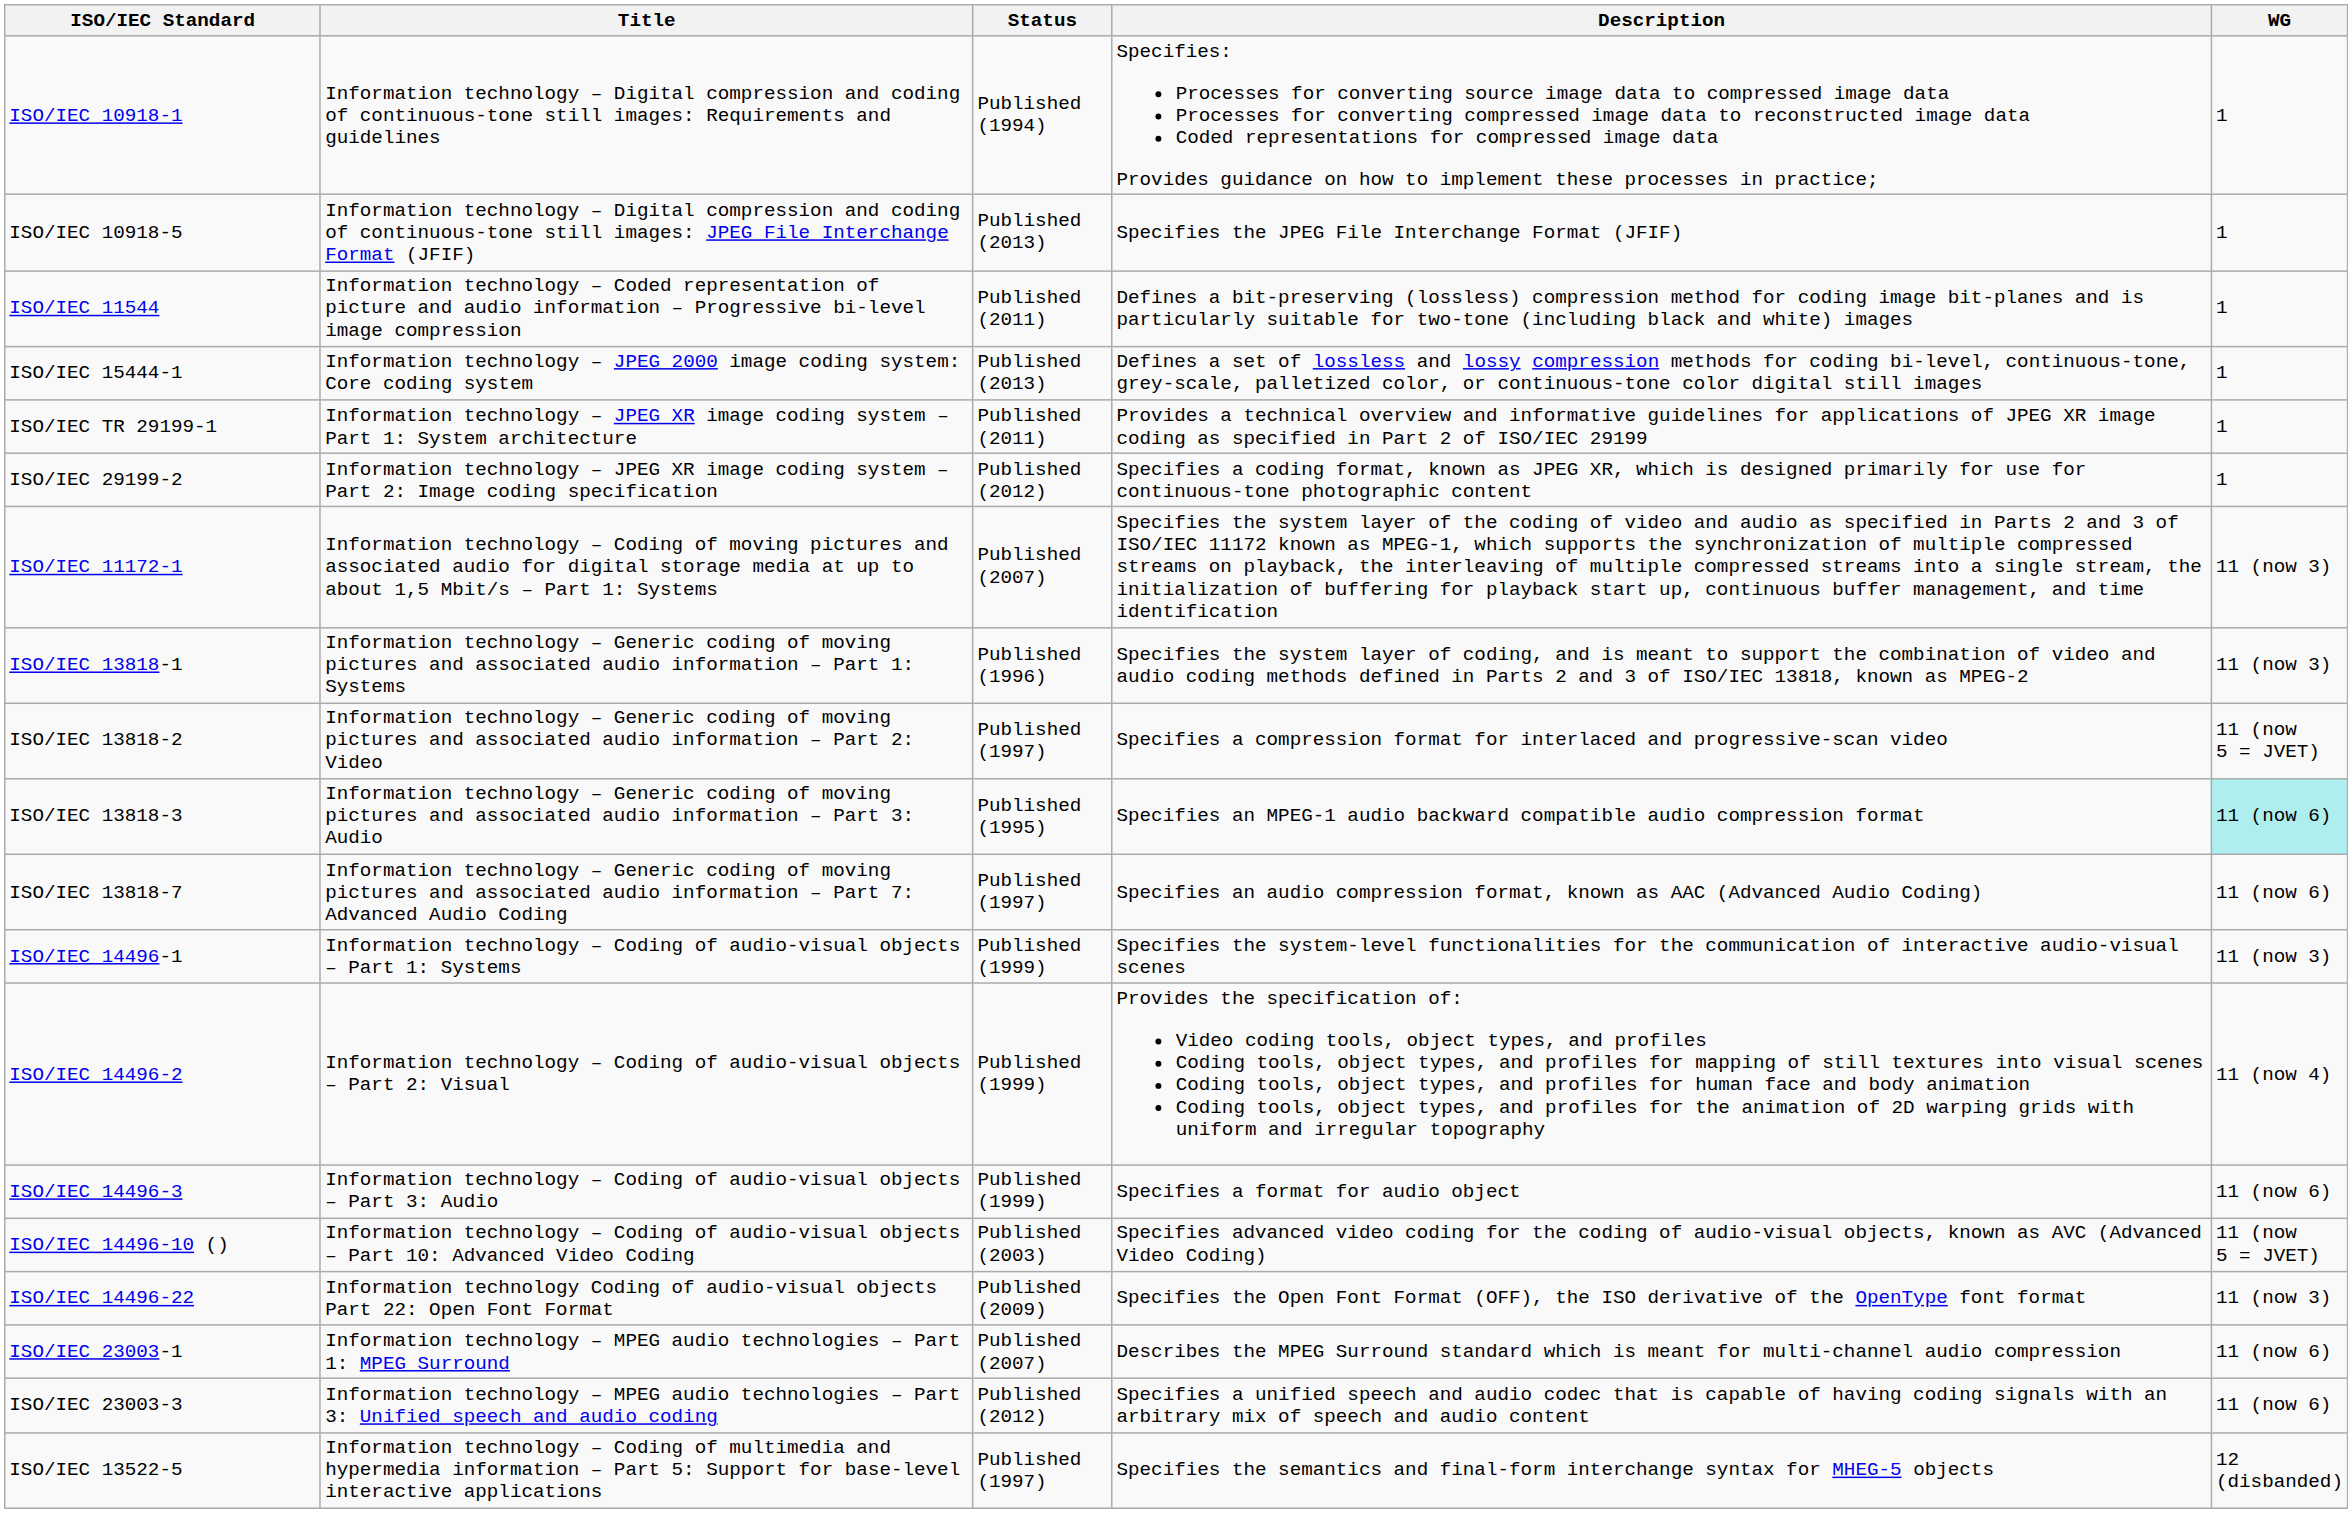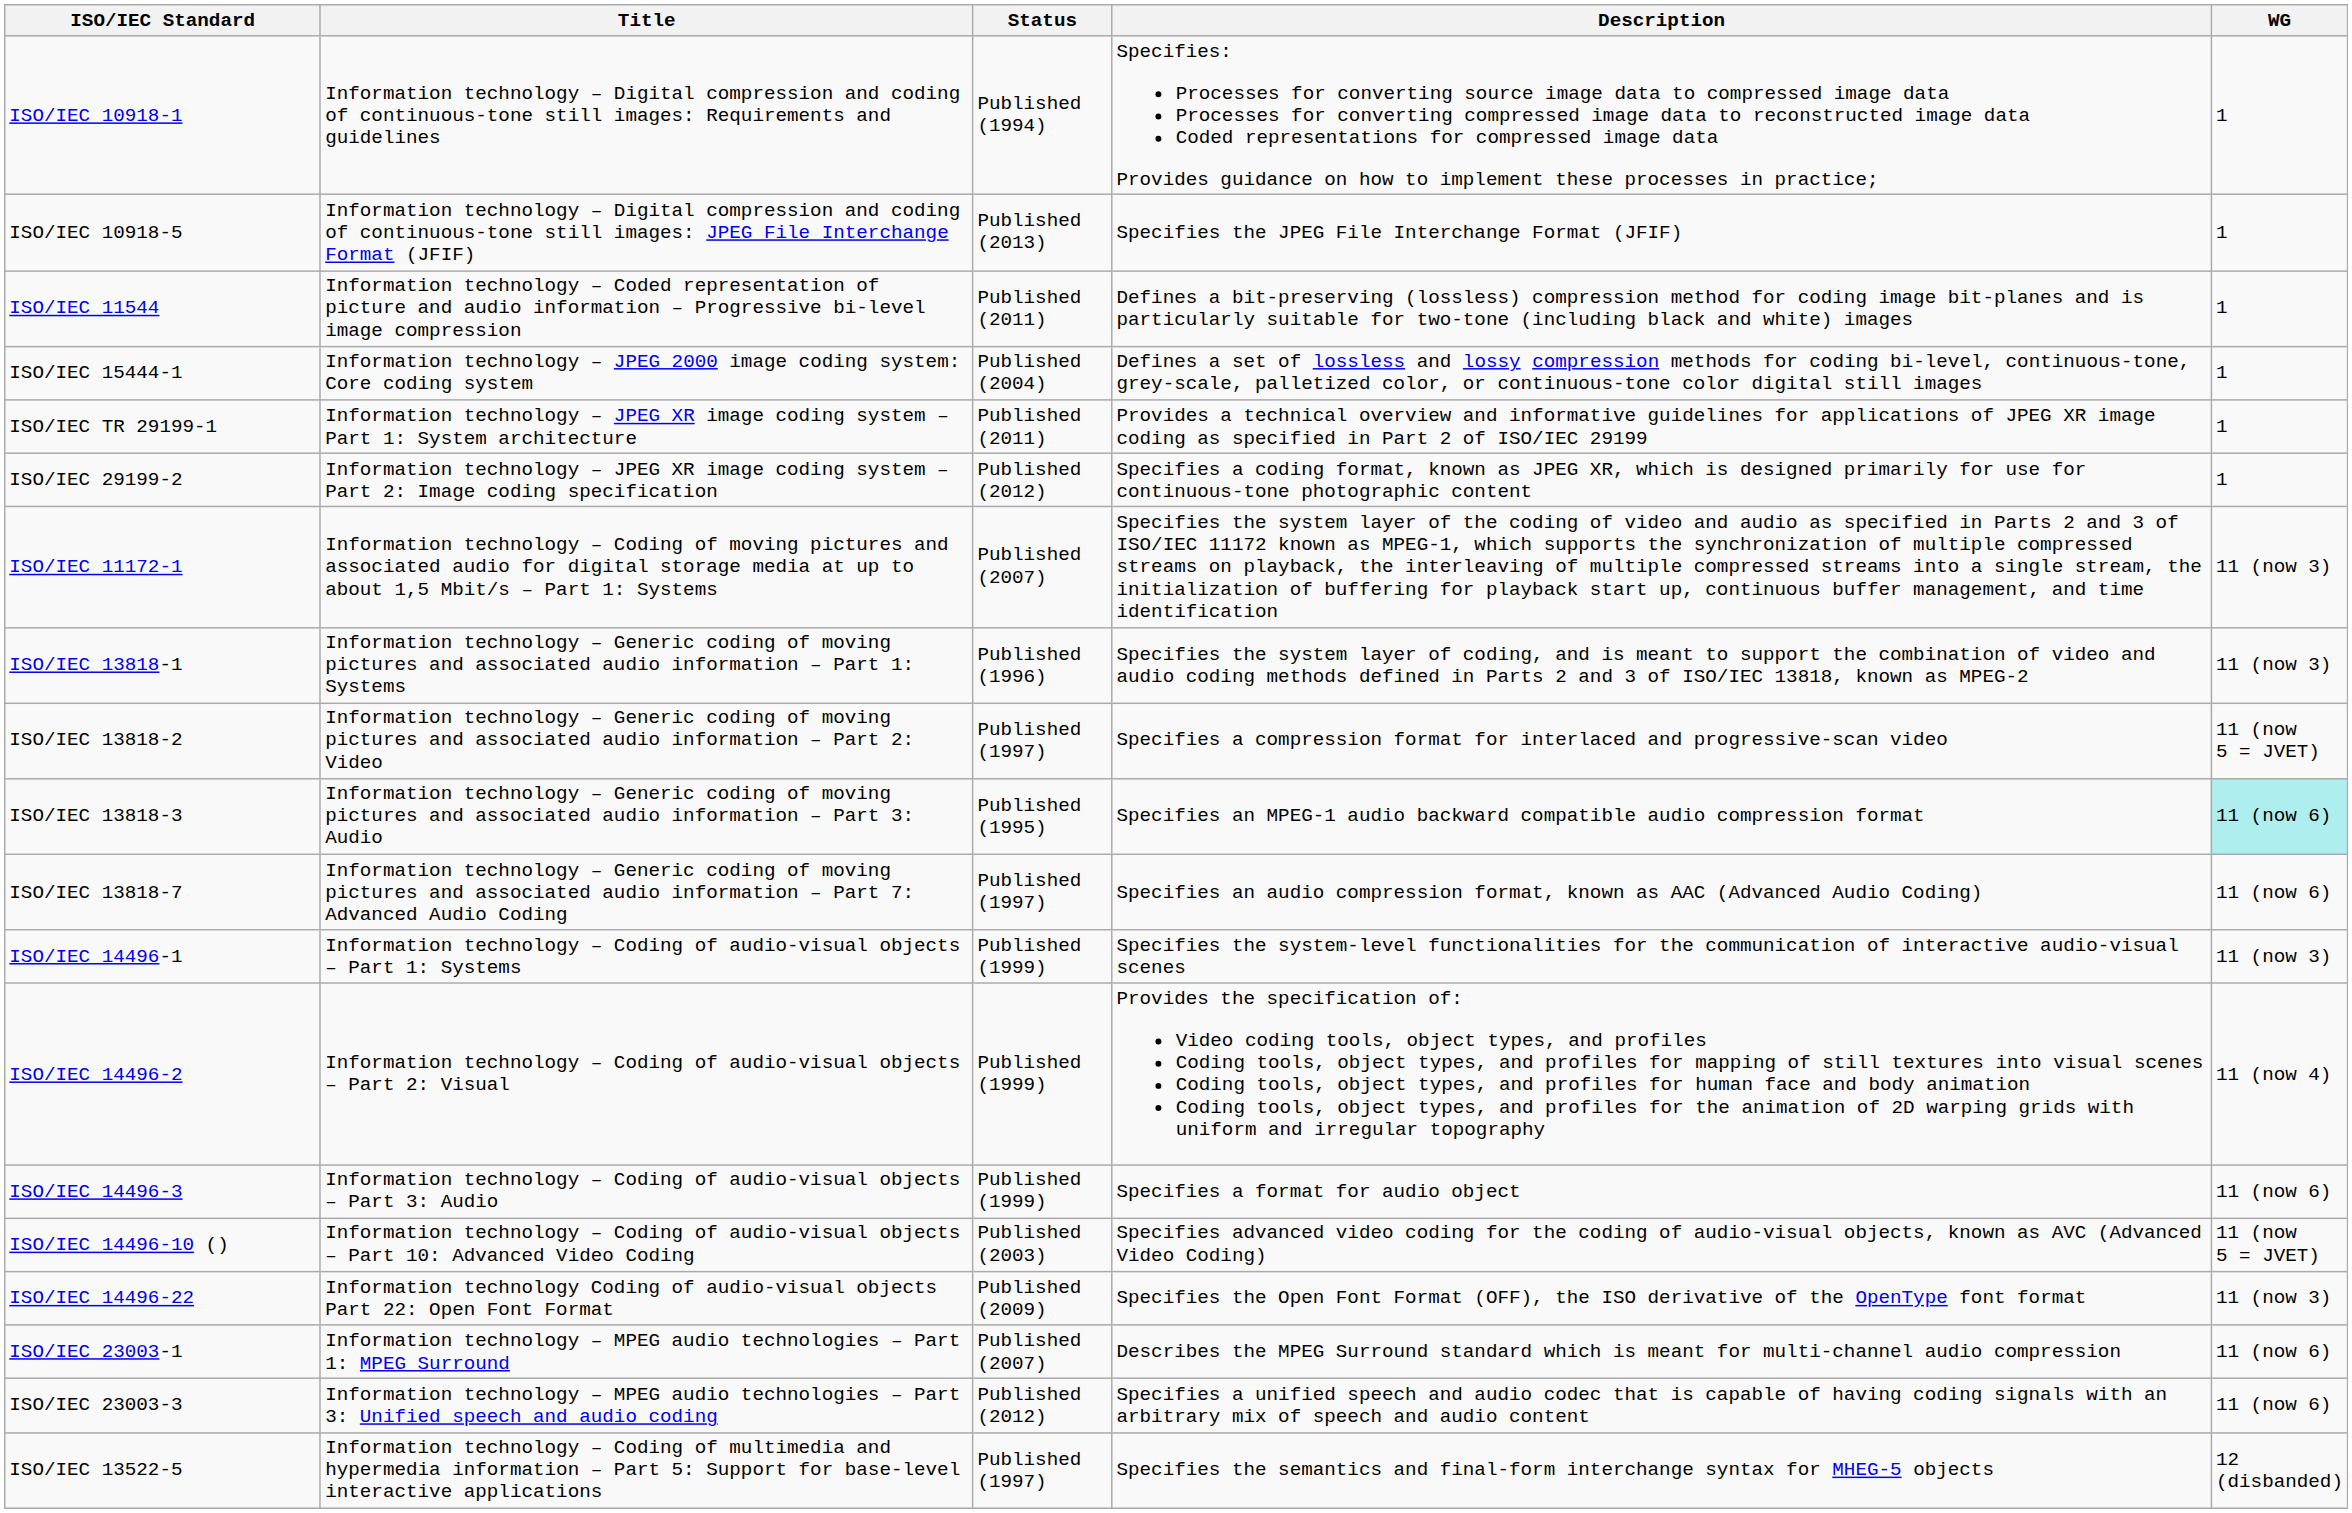(1029, 373) Published (2013) -> (1029, 373) Published (2004)
